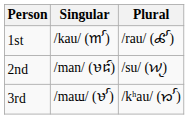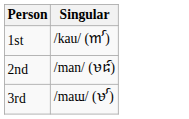- column: (151, 15)
